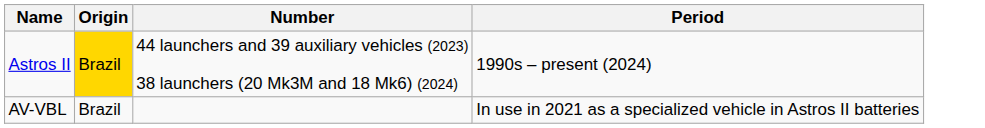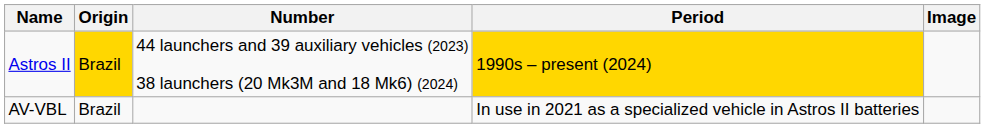+ column: (952, 17)
(564, 63) no background -> (564, 63) gold background
